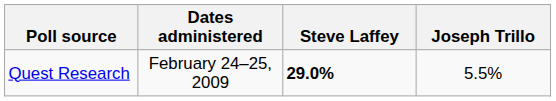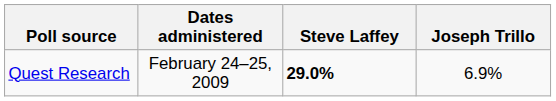(483, 72) 5.5% -> (483, 72) 6.9%
